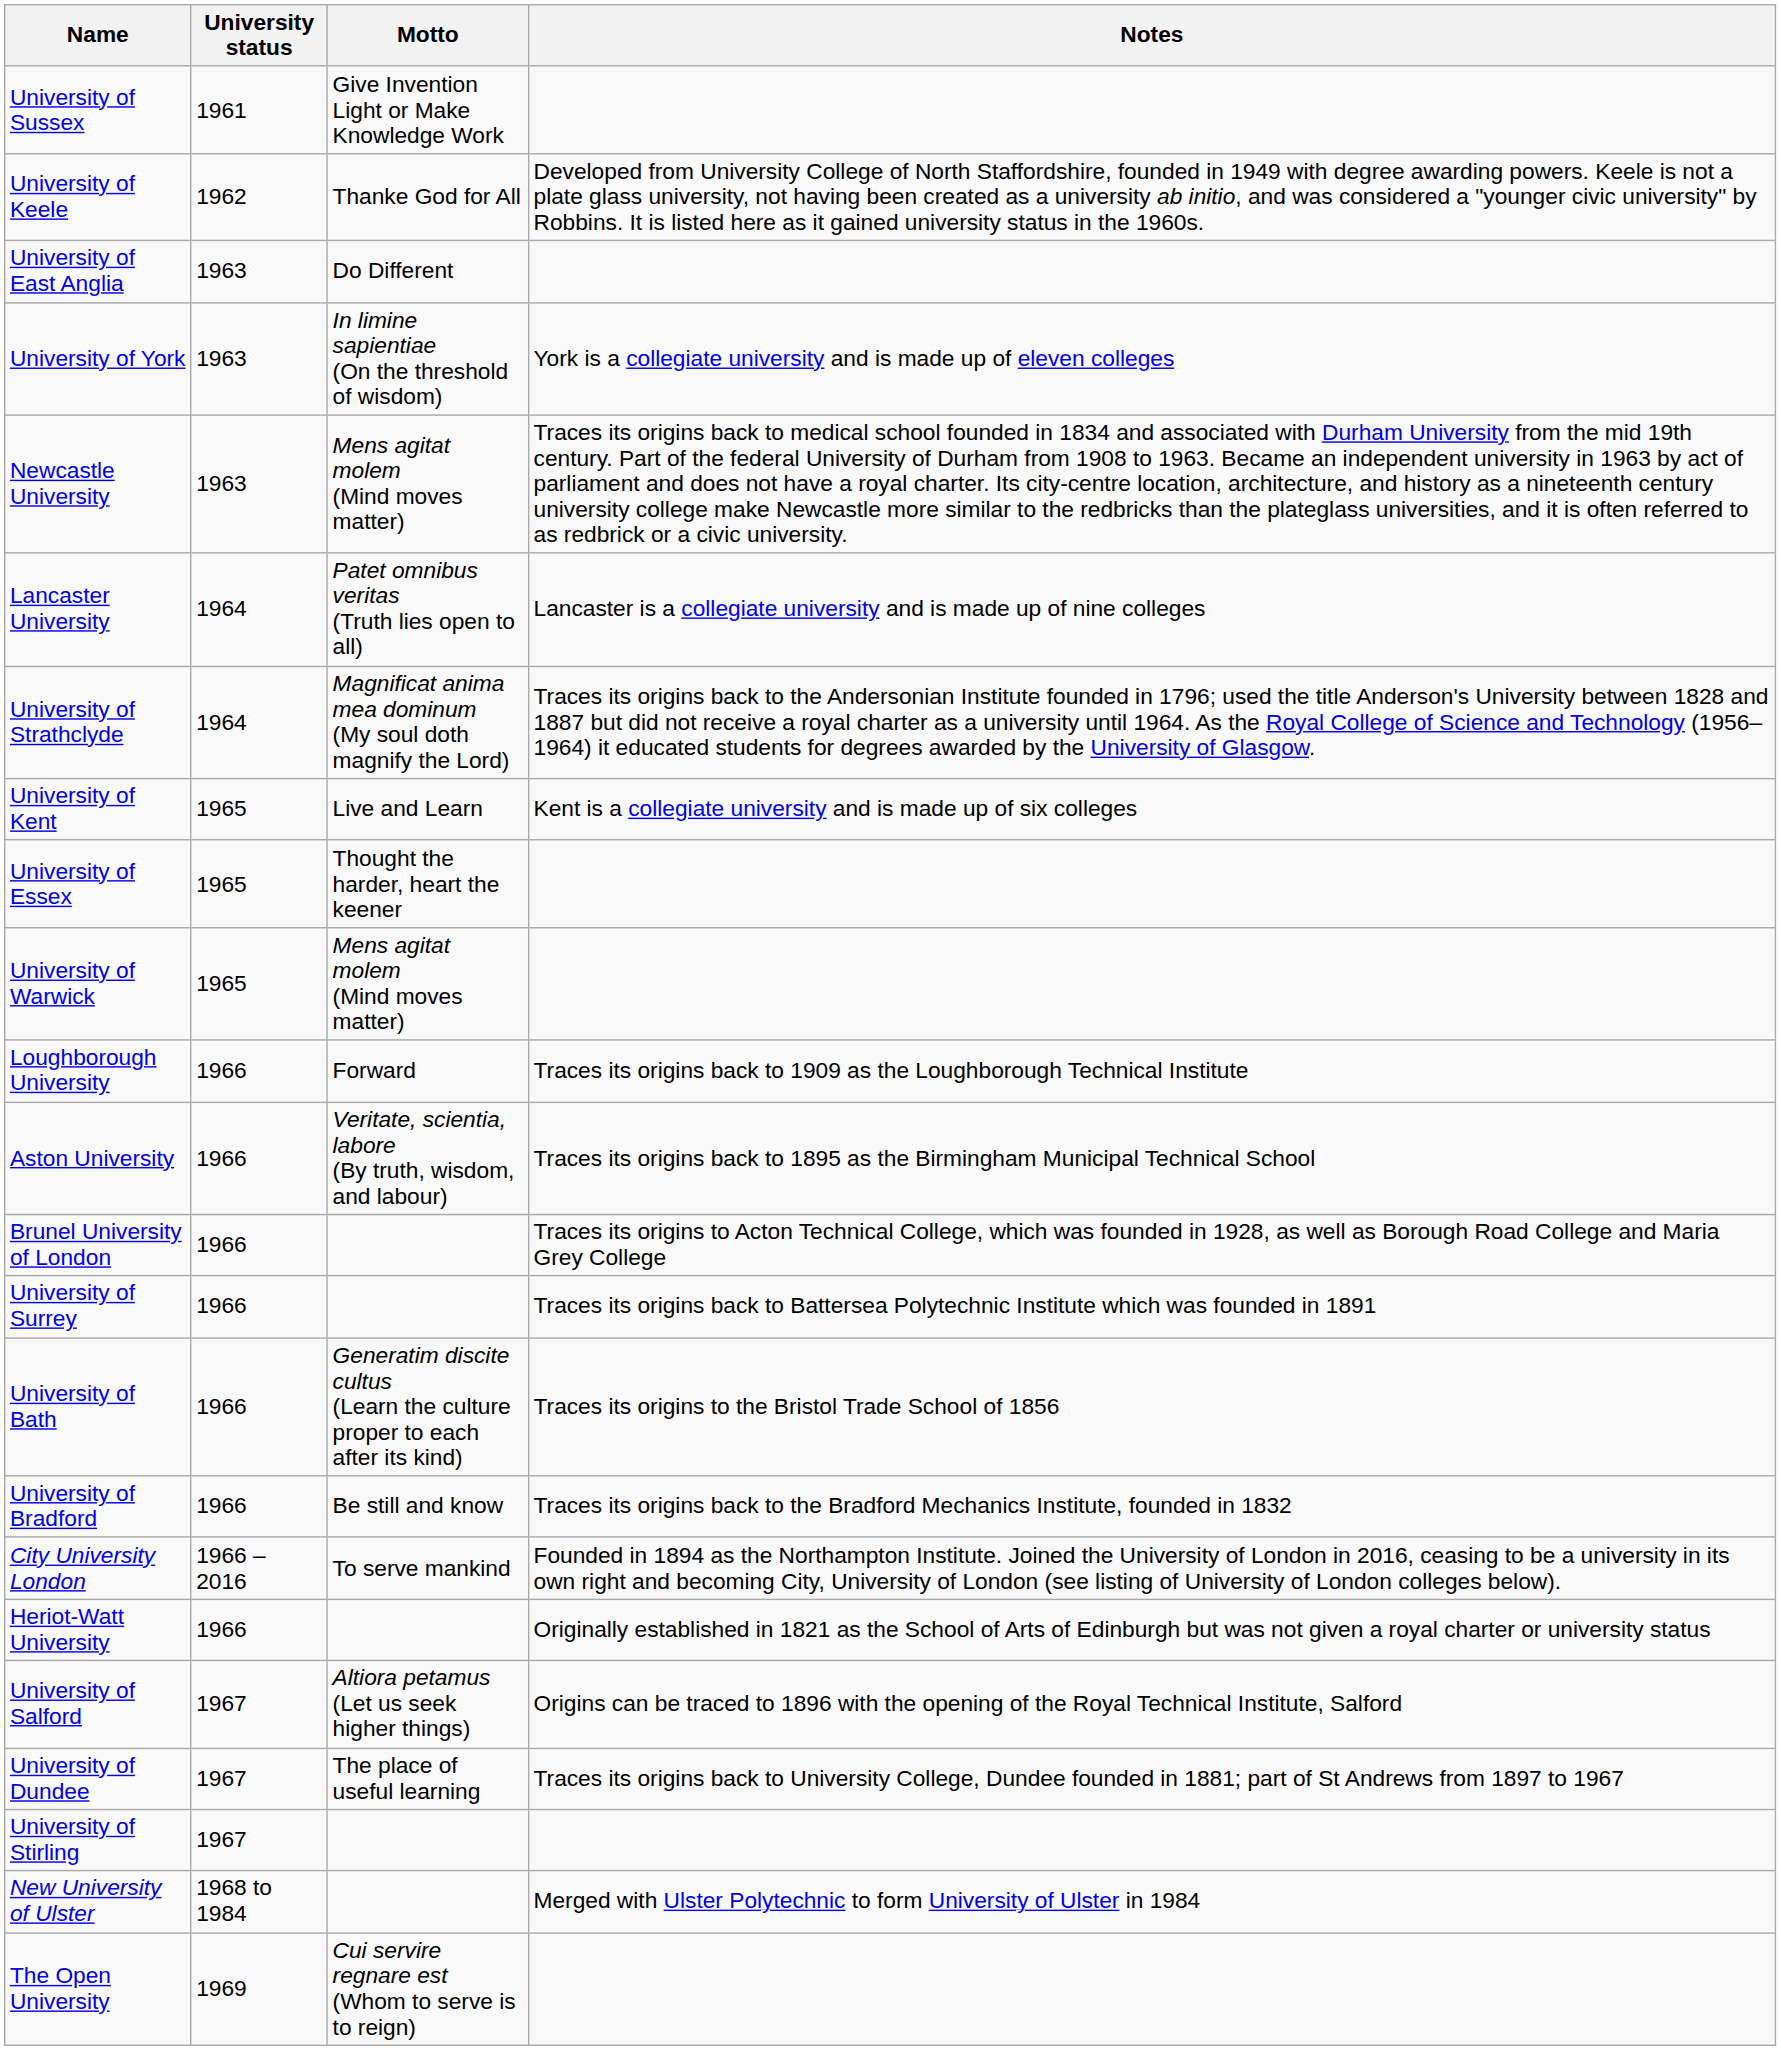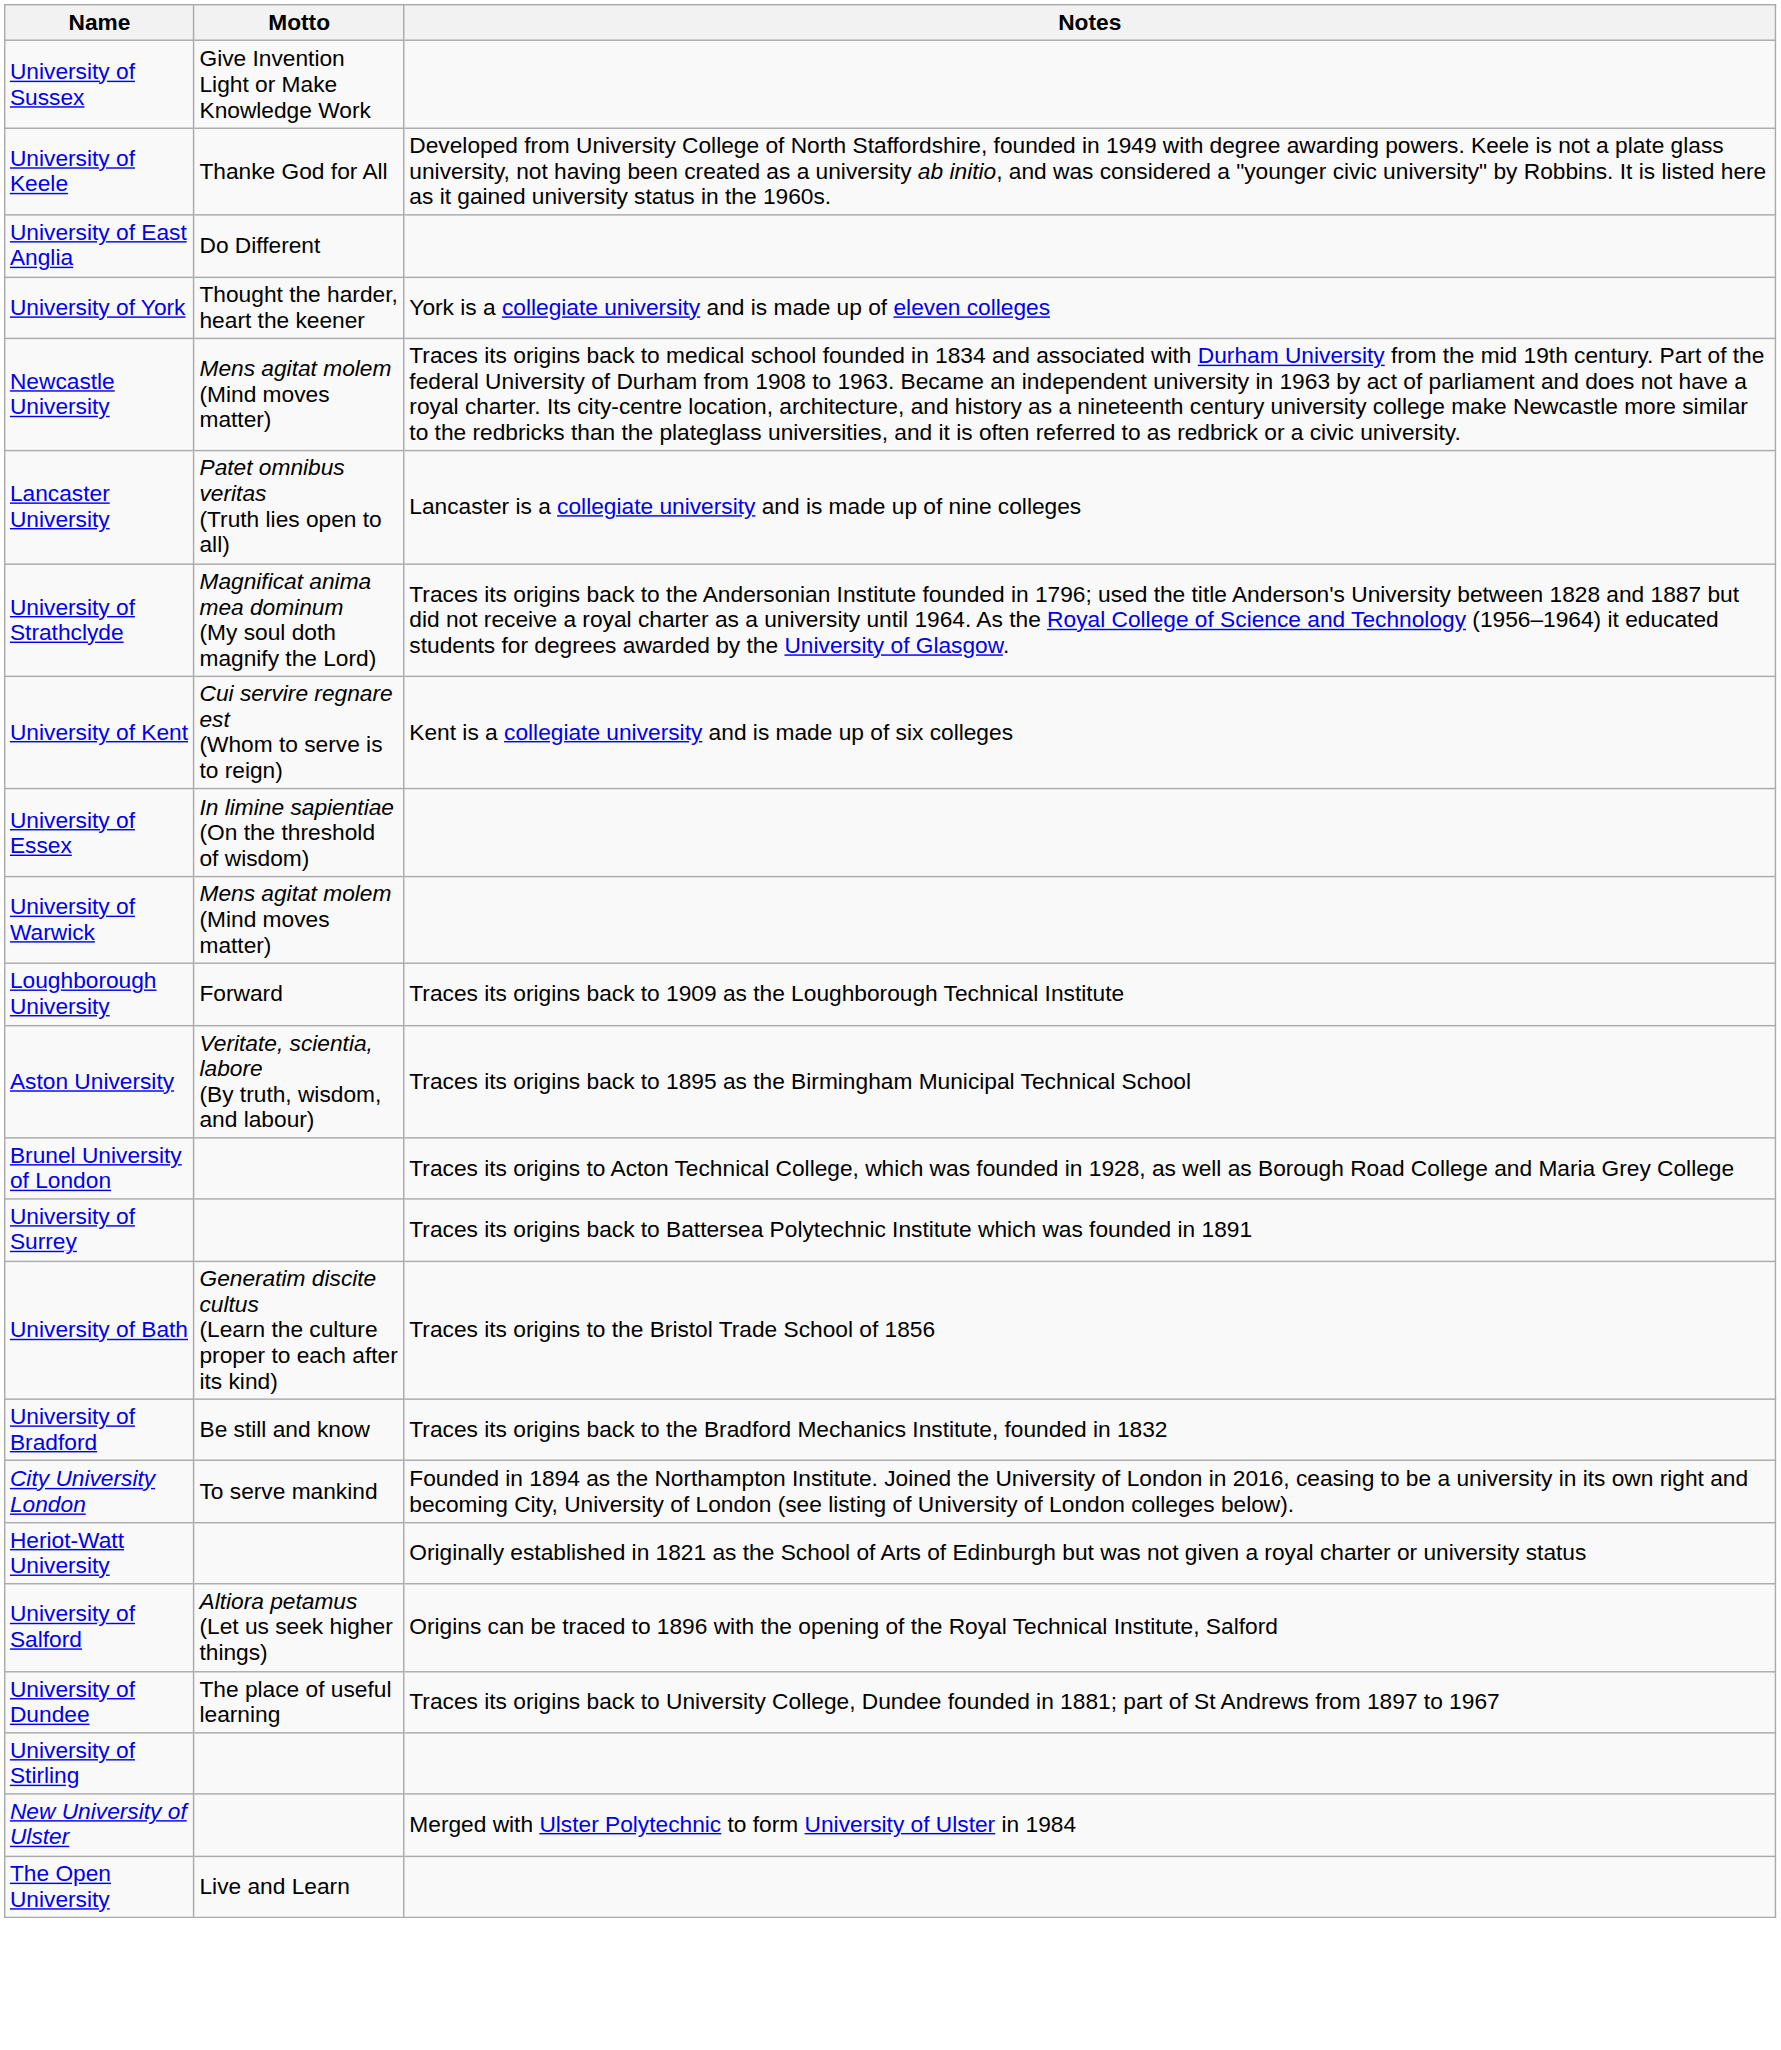- column: (259, 35)
(420, 358) In limine sapientiae (On the threshold of wisdom) -> (299, 307) Thought the harder, heart the keener
(408, 809) Live and Learn -> (296, 732) Cui servire regnare est (Whom to serve is to reign)
(416, 883) Thought the harder, heart the keener -> (297, 832) In limine sapientiae (On the threshold of wisdom)
(424, 1988) Cui servire regnare est (Whom to serve is to reign) -> (275, 1886) Live and Learn
